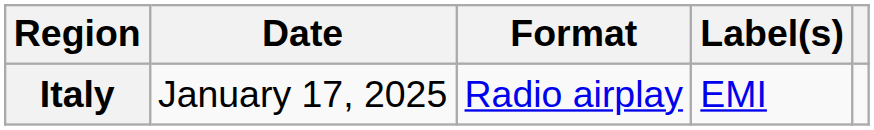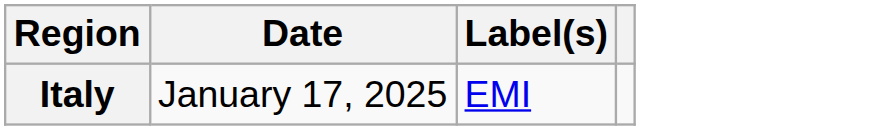- column: (574, 34)
